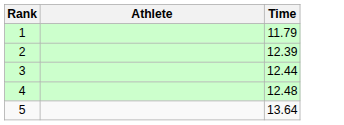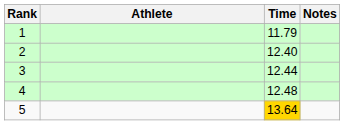+ column: (320, 14)
(282, 52) 12.39 -> (282, 52) 12.40
(282, 110) no background -> (282, 110) gold background
